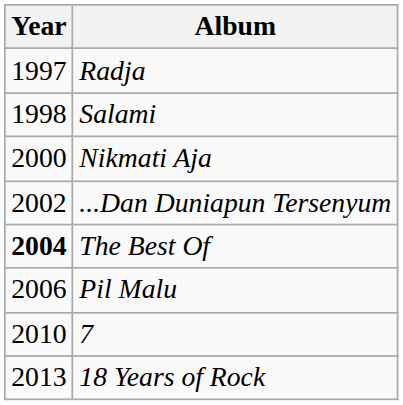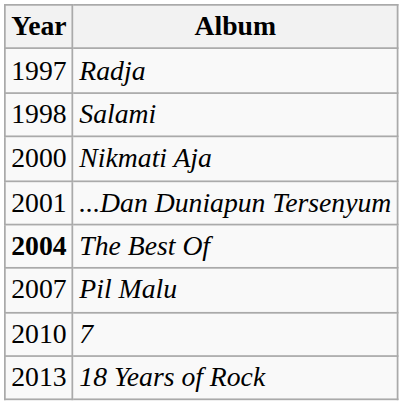(39, 202) 2002 -> (39, 202) 2001
(39, 289) 2006 -> (39, 289) 2007
